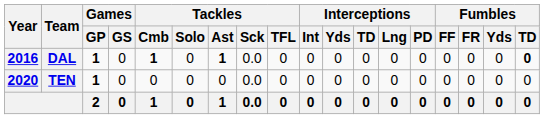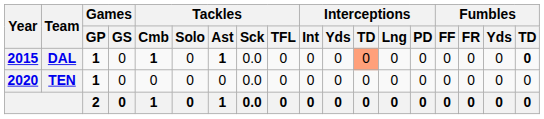(23, 59) 2016 -> (23, 59) 2015
(366, 59) no background -> (366, 59) lightsalmon background
